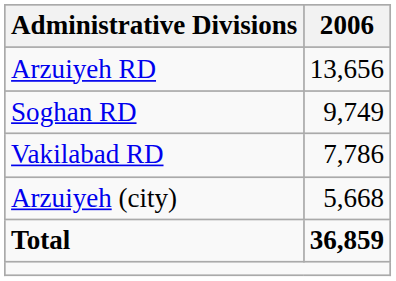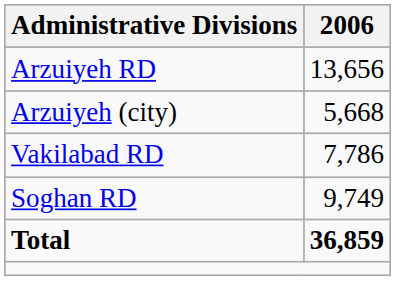rows swapped: (74, 111) <-> (94, 197)
